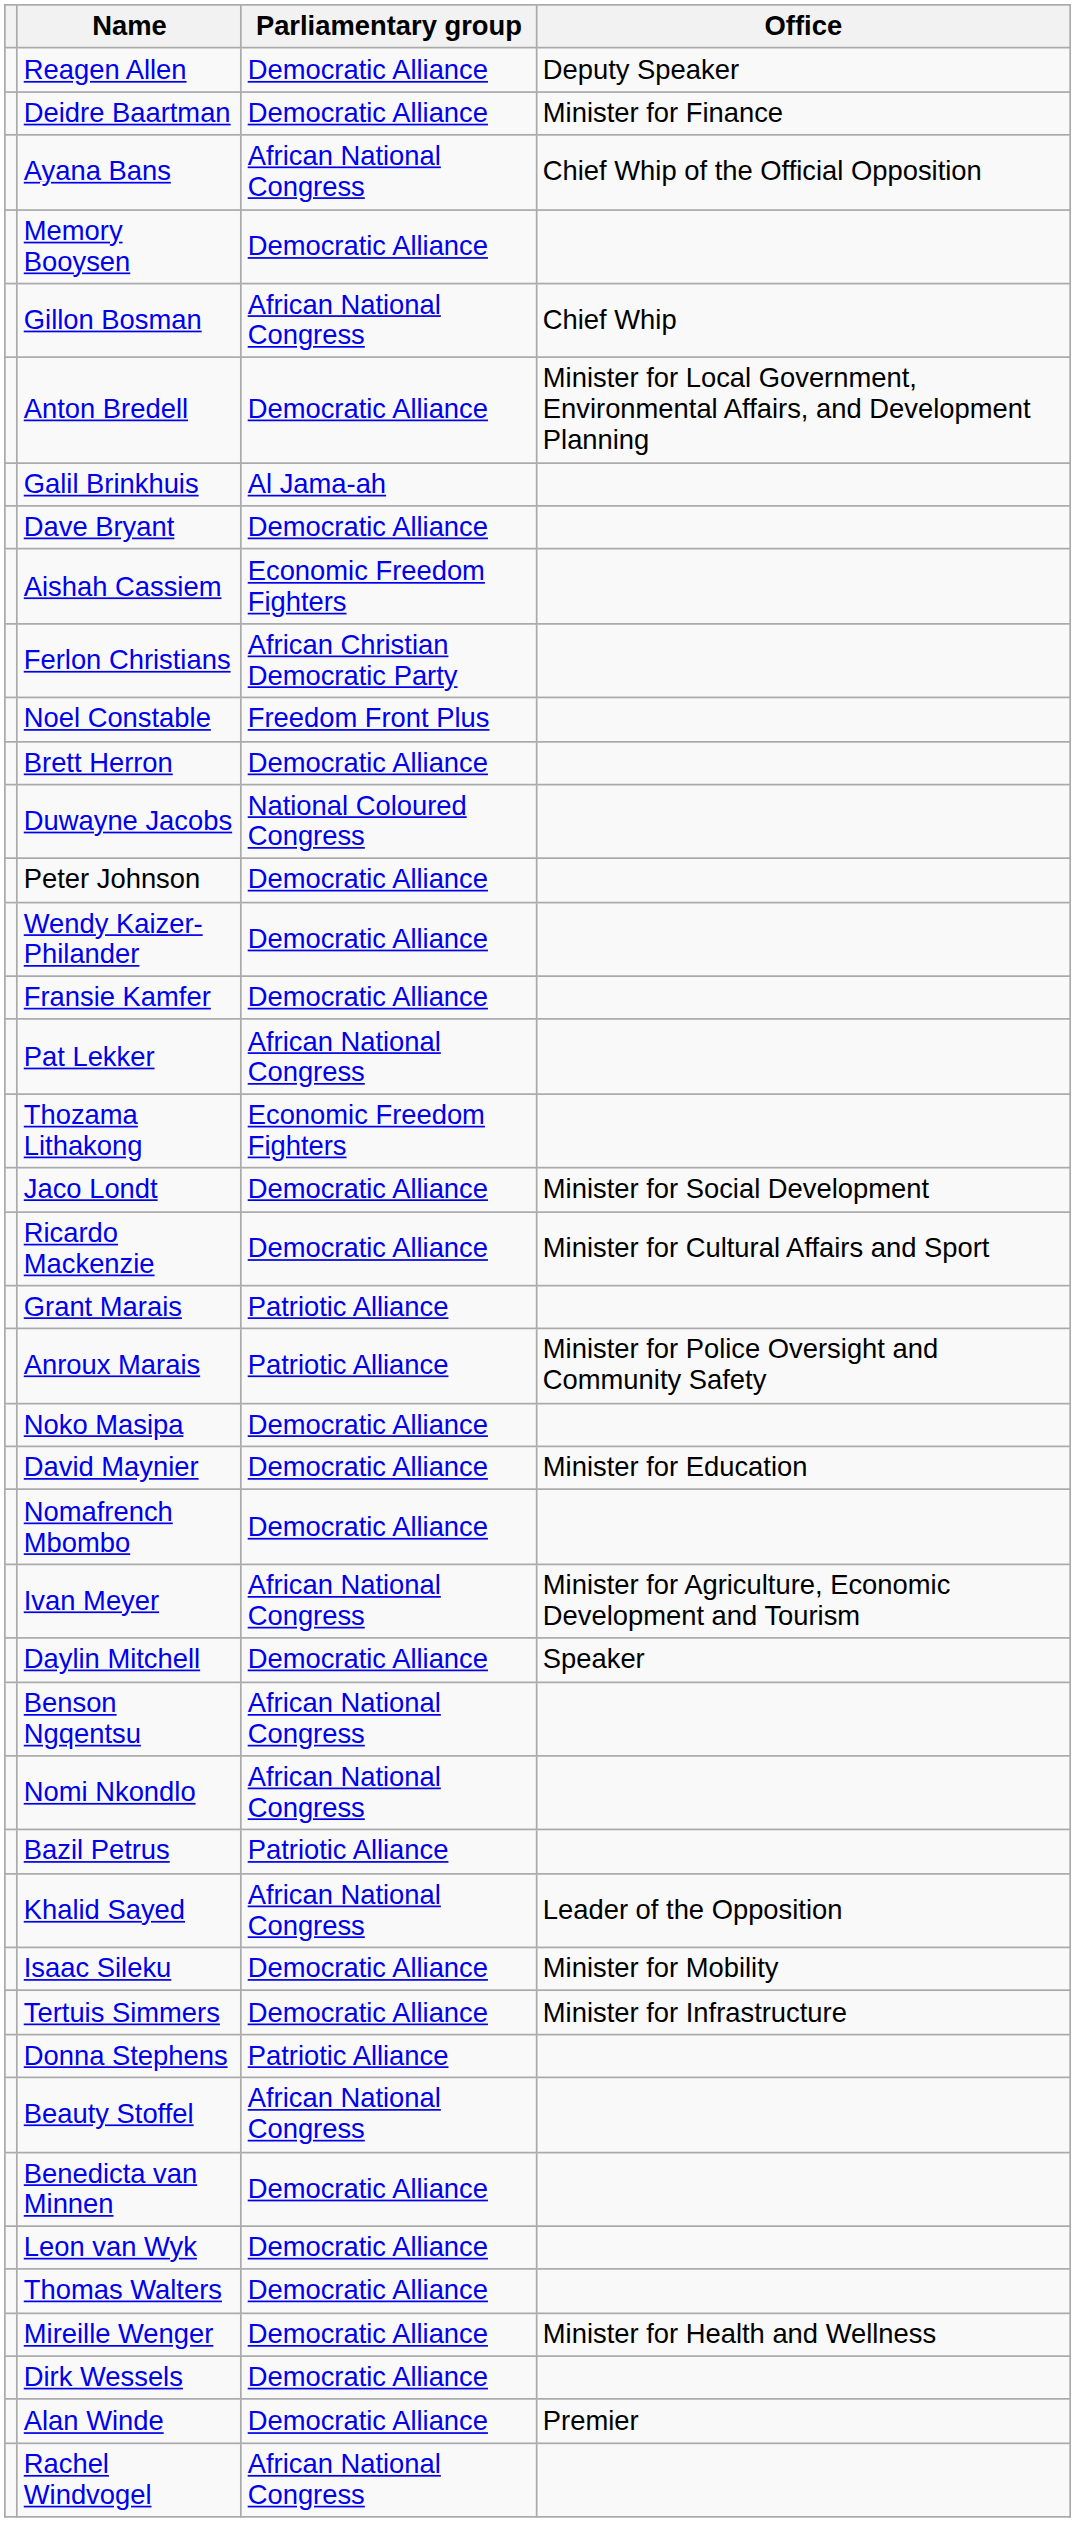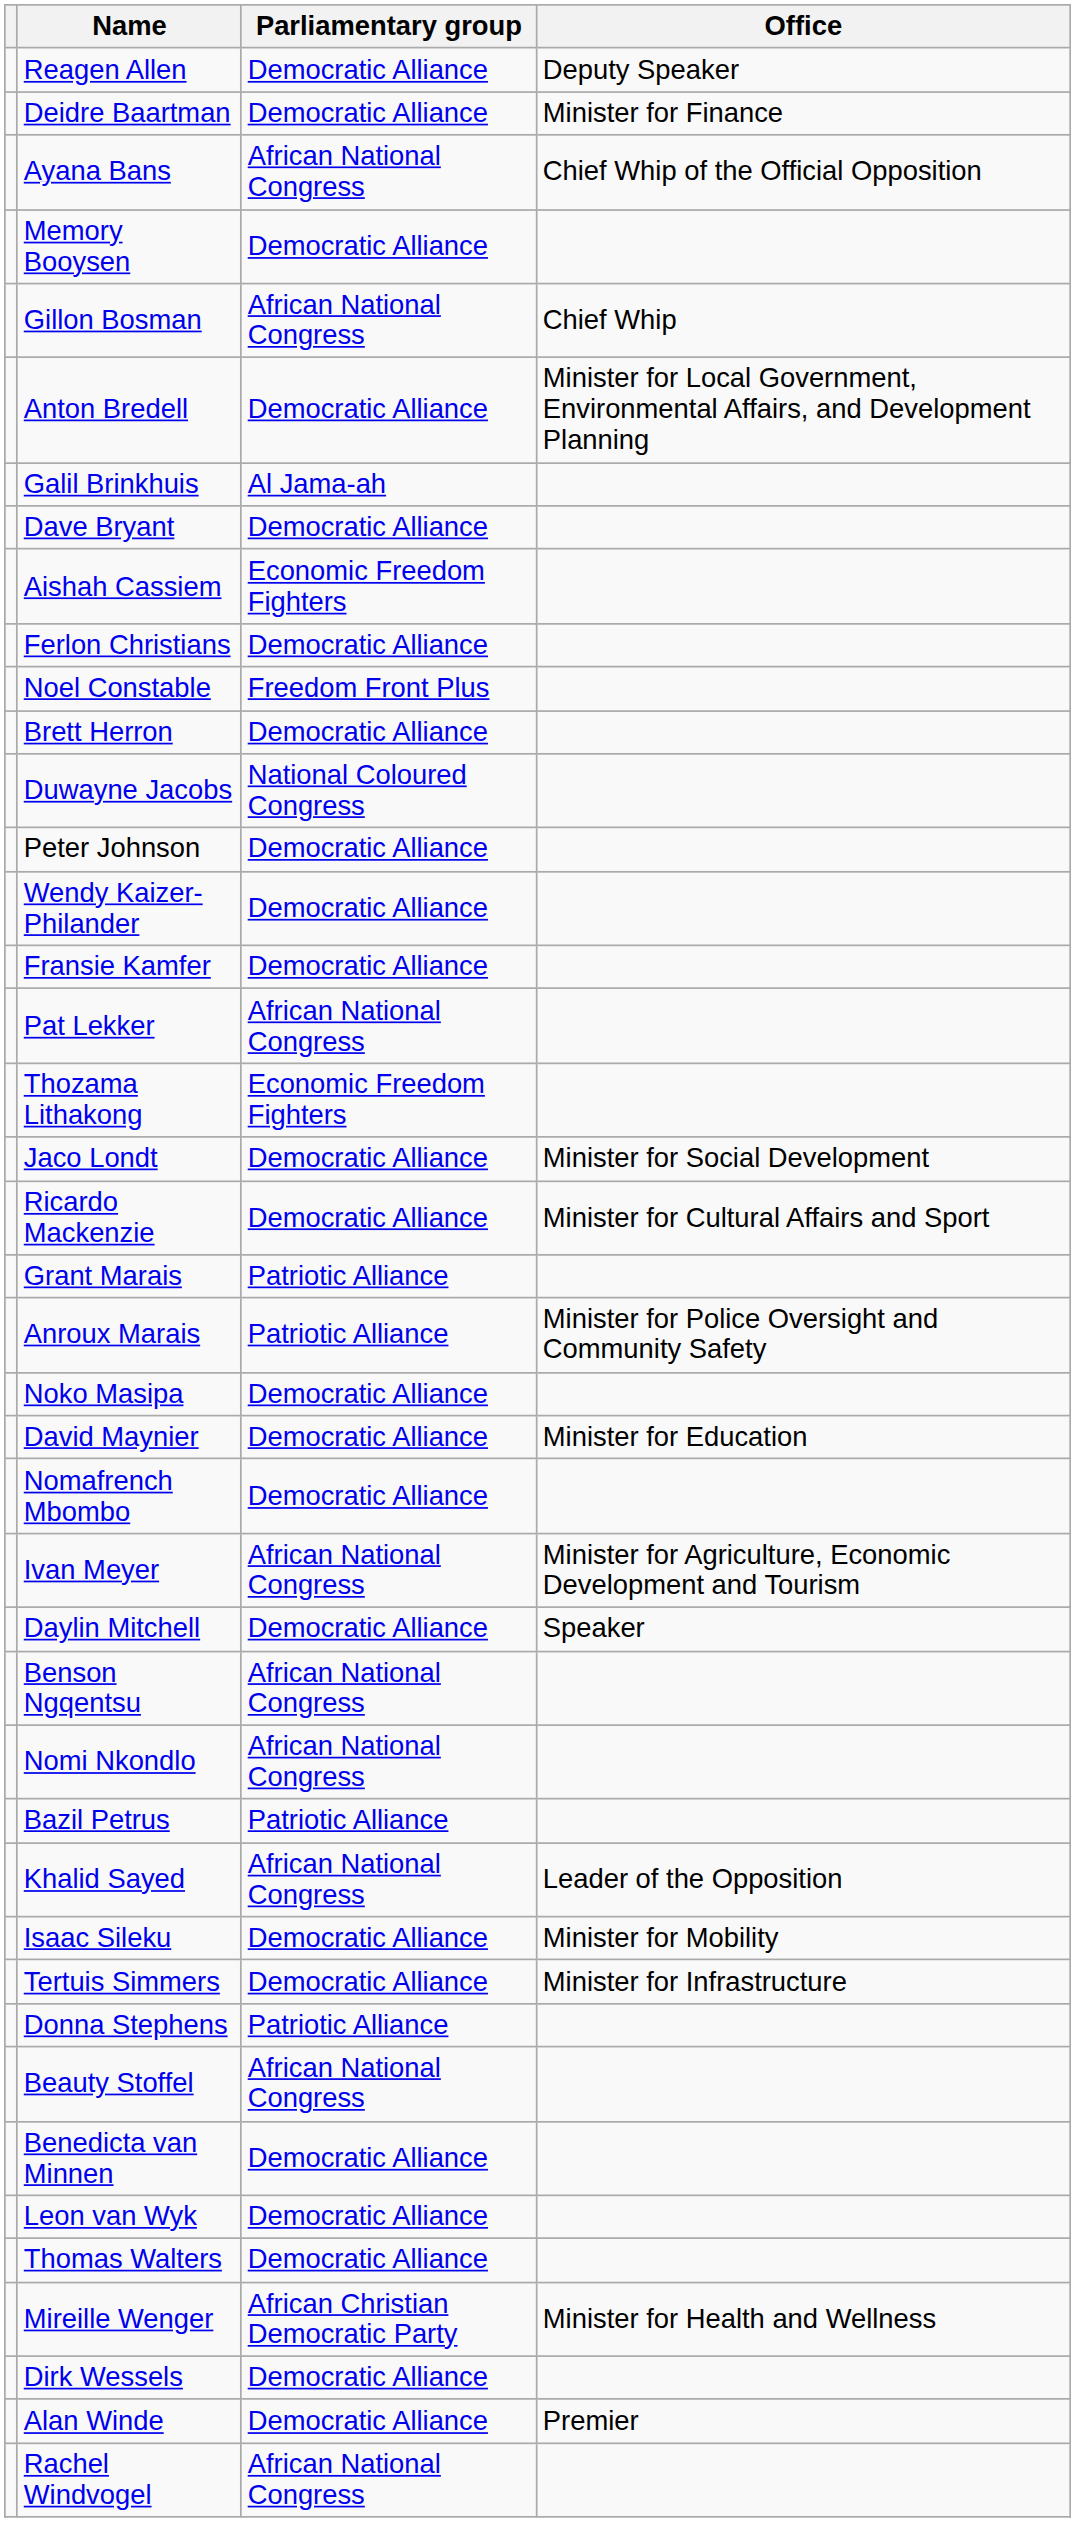(353, 660) African Christian Democratic Party -> (368, 644) Democratic Alliance
(368, 2334) Democratic Alliance -> (353, 2318) African Christian Democratic Party
